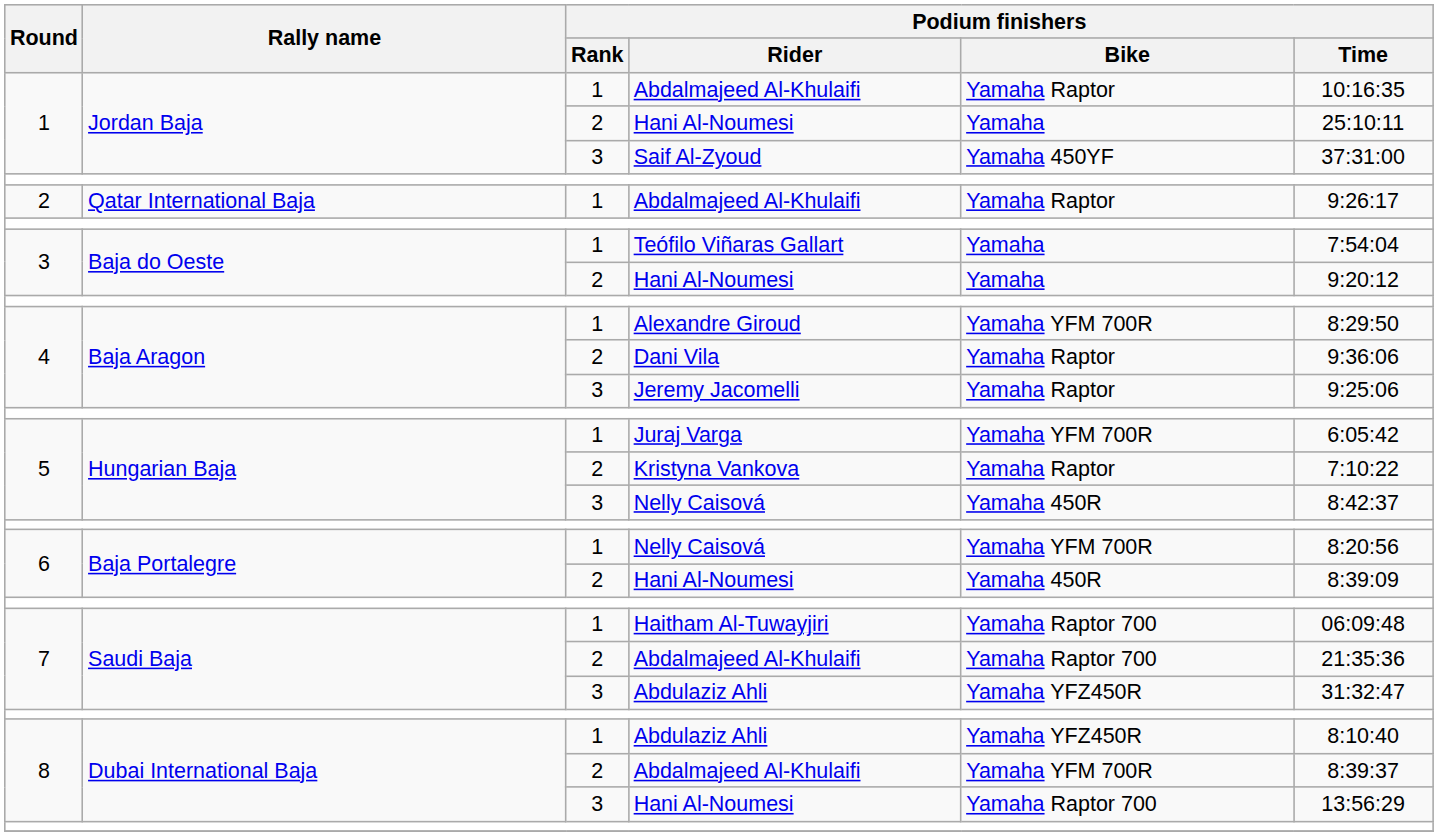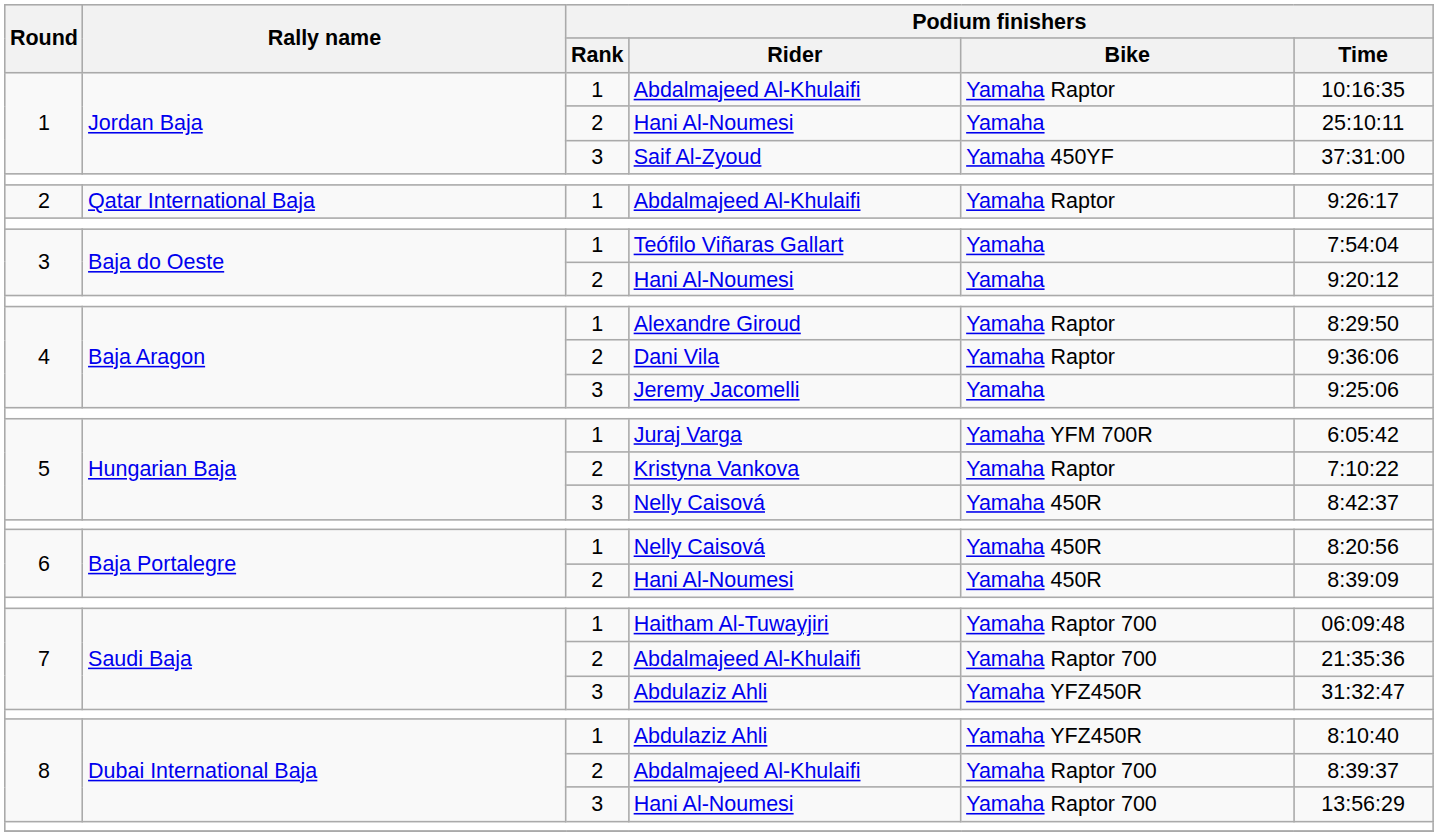(1059, 323) Yamaha YFM 700R -> (1041, 323) Yamaha Raptor
(1041, 391) Yamaha Raptor -> (1005, 391) Yamaha
(1059, 546) Yamaha YFM 700R -> (1034, 546) Yamaha 450R
(1059, 770) Yamaha YFM 700R -> (1061, 770) Yamaha Raptor 700
